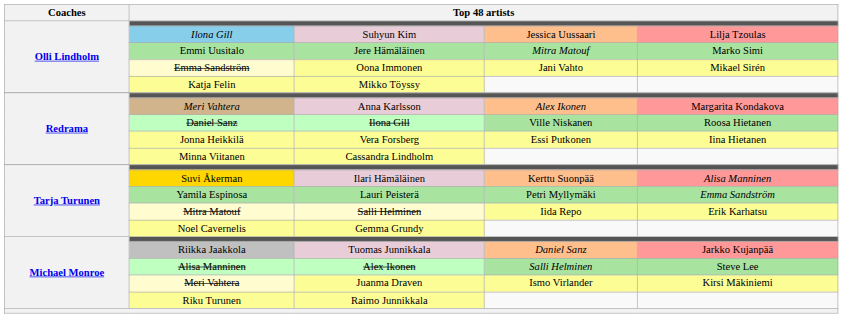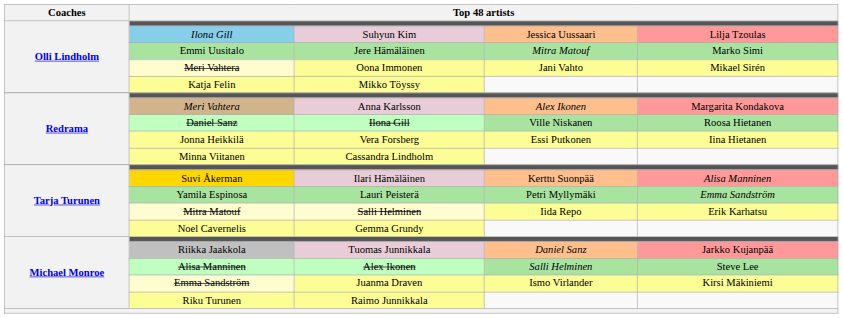(212, 67) Emma Sandström -> (212, 67) Meri Vahtera
(212, 283) Meri Vahtera -> (212, 283) Emma Sandström
